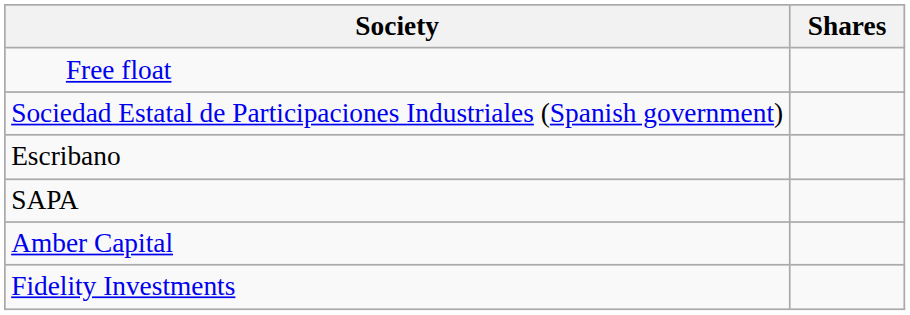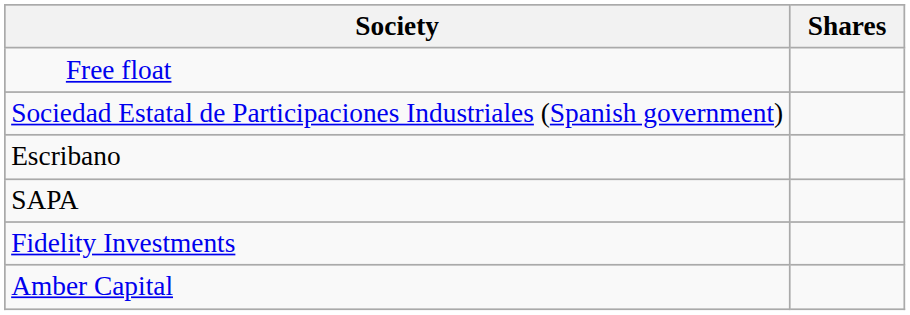rows swapped: (123, 286) <-> (92, 243)
